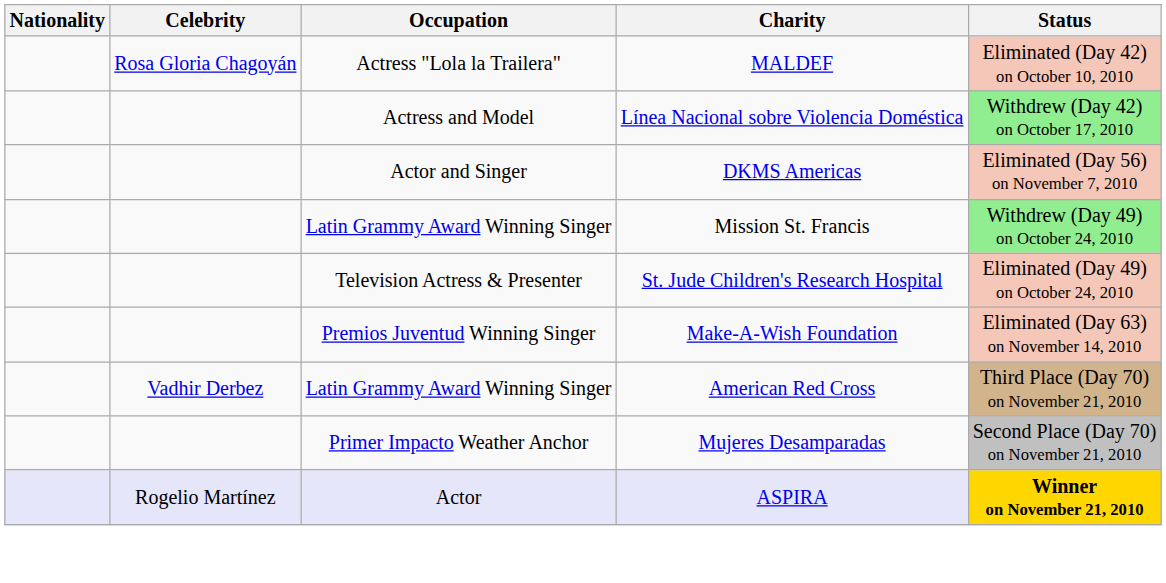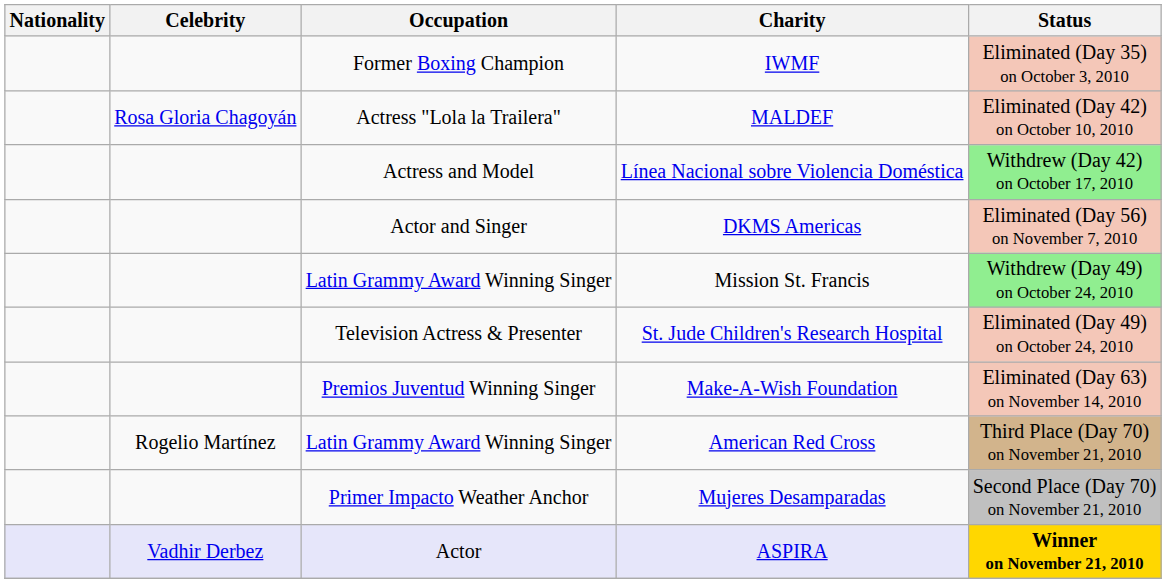+ row: (792, 63)
(205, 388) Vadhir Derbez -> (205, 442) Rogelio Martínez
(205, 497) Rogelio Martínez -> (205, 551) Vadhir Derbez
